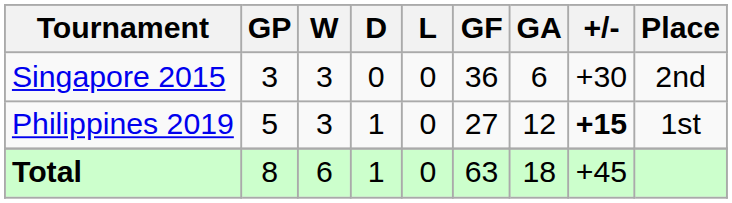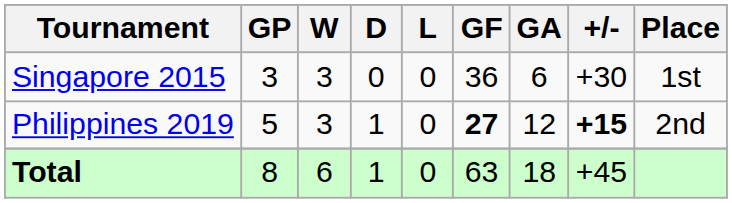(681, 76) 2nd -> (681, 76) 1st
(482, 124) normal -> (482, 124) bold
(681, 124) 1st -> (681, 124) 2nd
